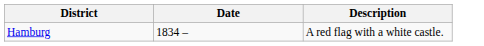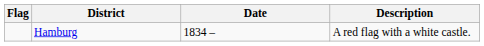+ column: (18, 13)
